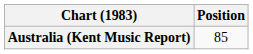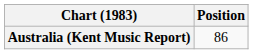(221, 37) 85 -> (221, 37) 86
